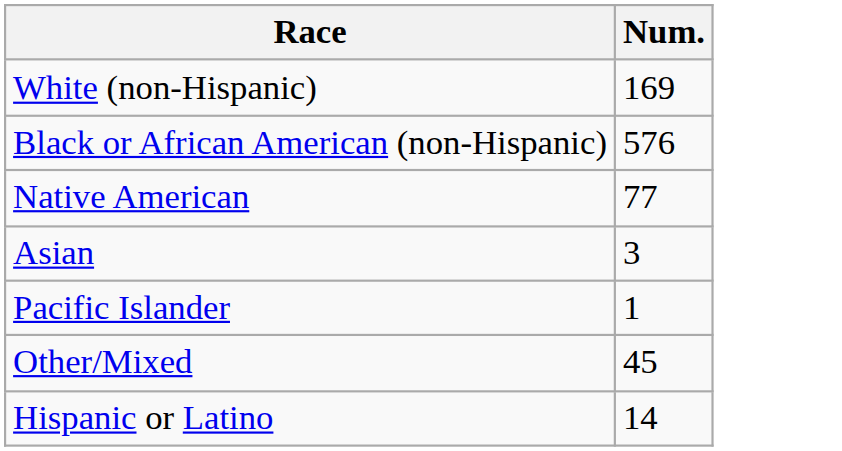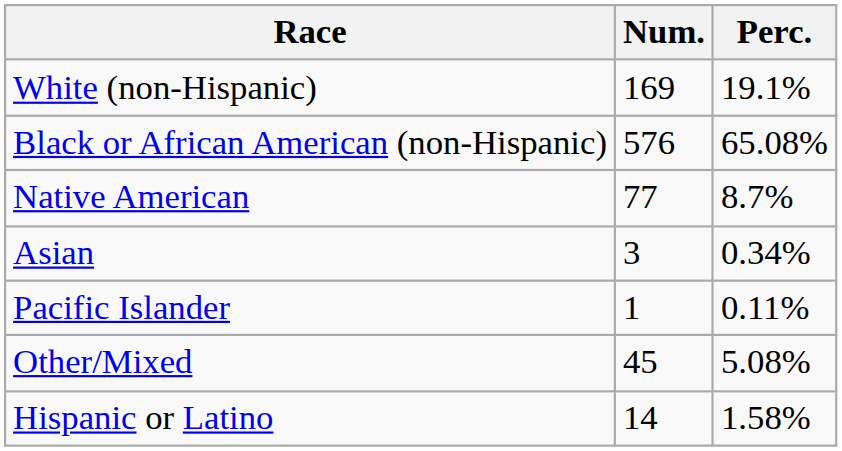+ column: (775, 32)
